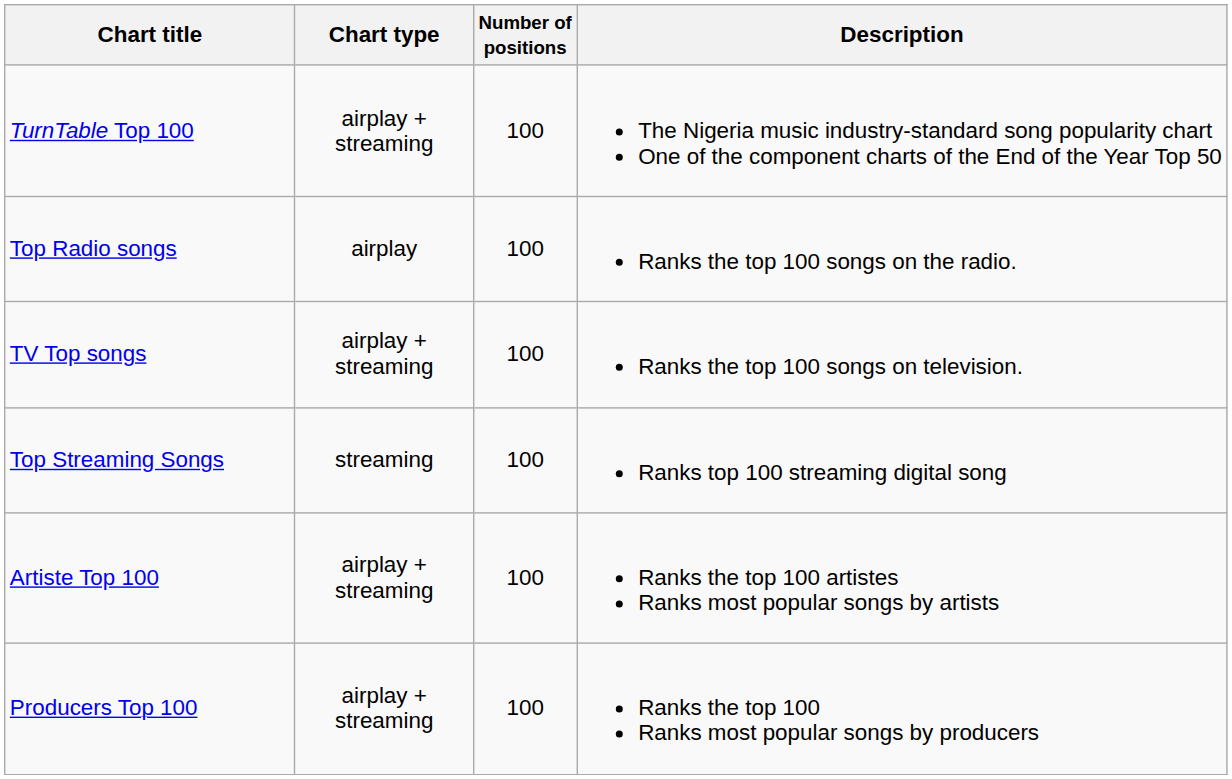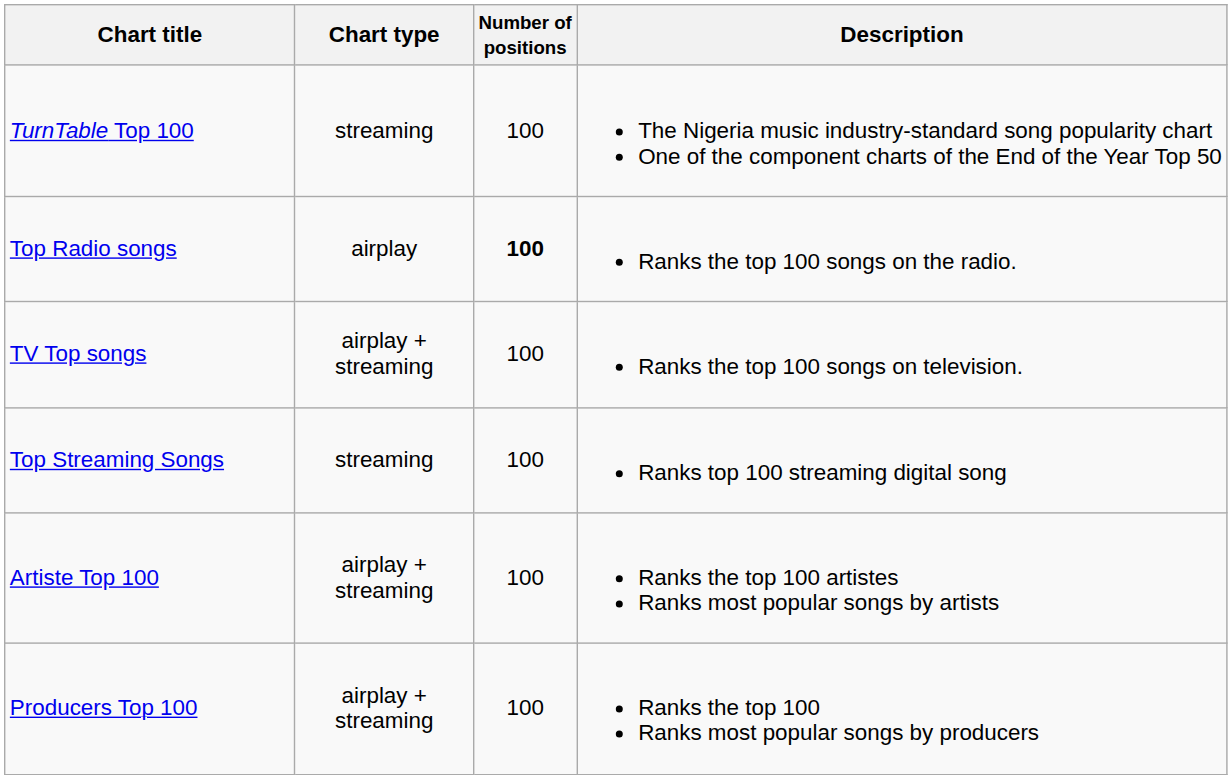(384, 130) airplay + streaming -> (384, 130) streaming
(525, 248) normal -> (525, 248) bold
